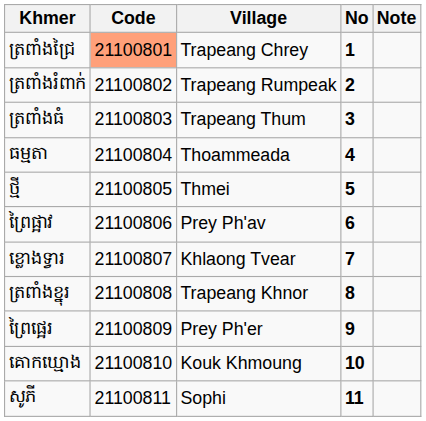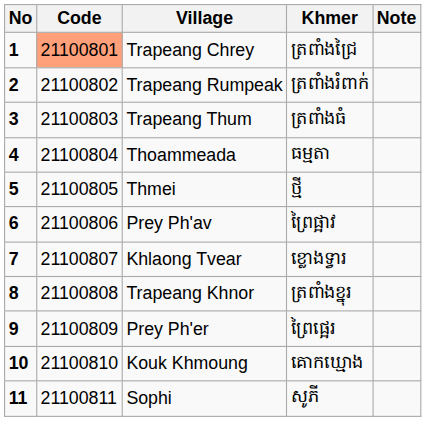columns swapped: (357, 18) <-> (47, 18)
